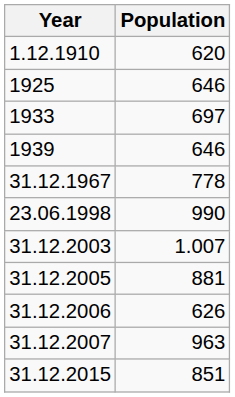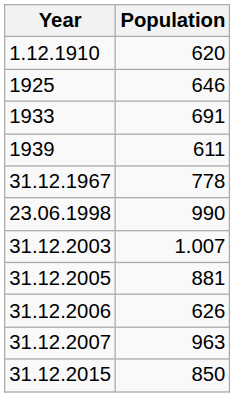(208, 117) 697 -> (208, 117) 691
(208, 149) 646 -> (209, 149) 611
(208, 375) 851 -> (208, 375) 850
